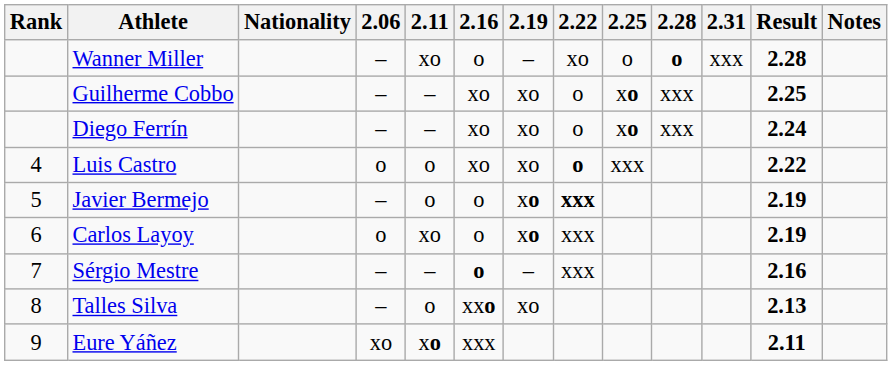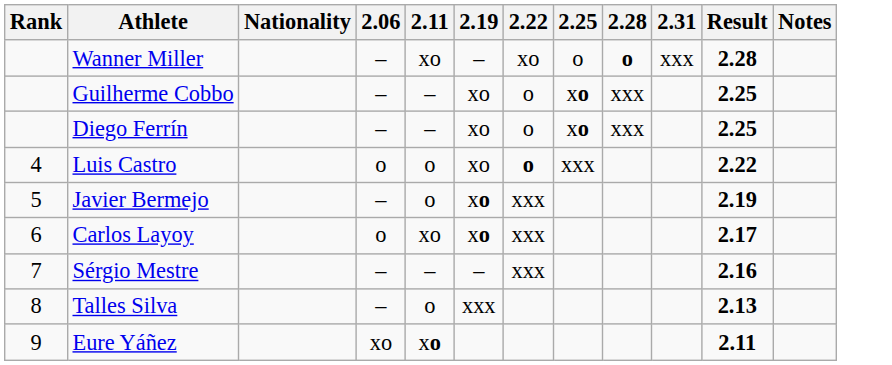- column: (479, 22)
(787, 128) 2.24 -> (737, 128) 2.25
(578, 199) bold -> (528, 199) normal
(787, 235) 2.19 -> (737, 235) 2.17
(528, 306) xo -> (479, 306) xxx
